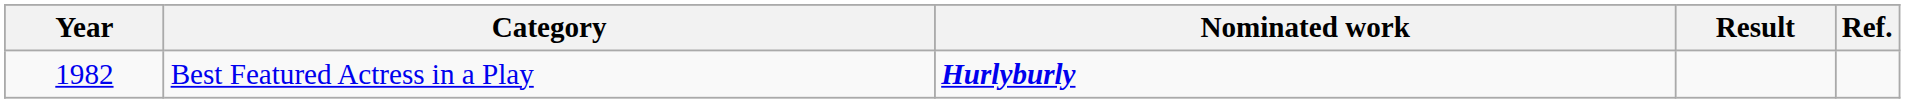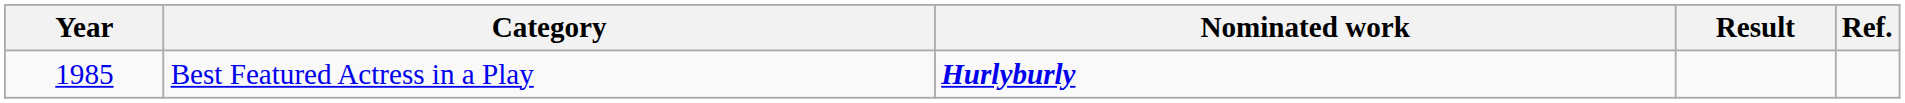(84, 73) 1982 -> (84, 73) 1985
